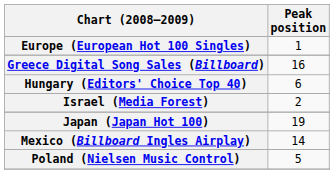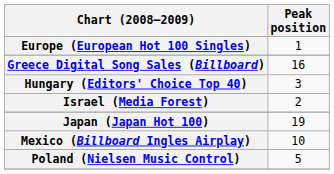(298, 84) 6 -> (298, 84) 3
(298, 140) 14 -> (298, 140) 10
